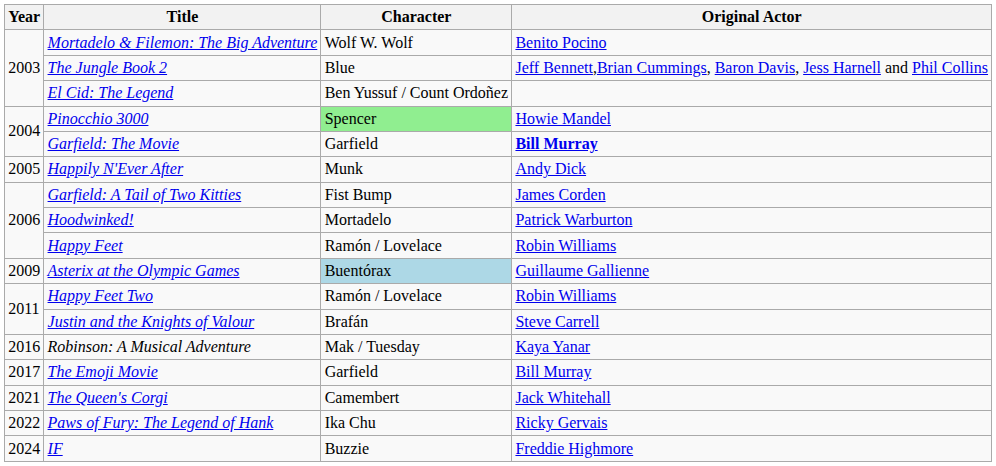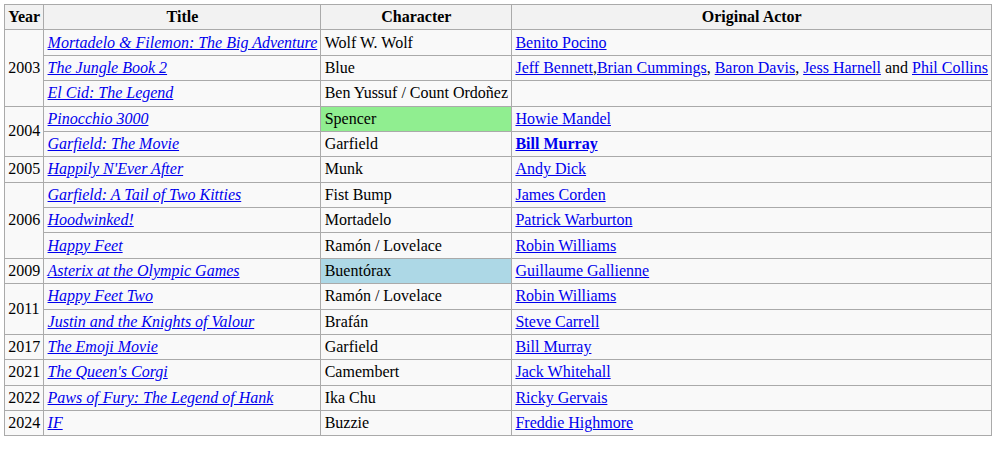- row: (149, 347)
